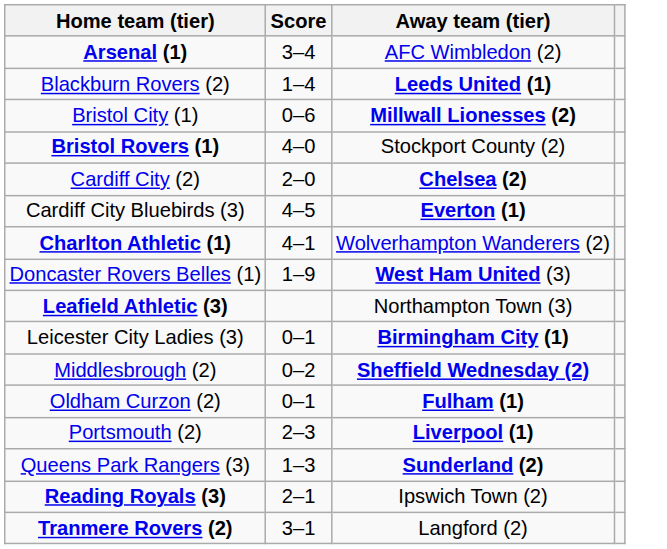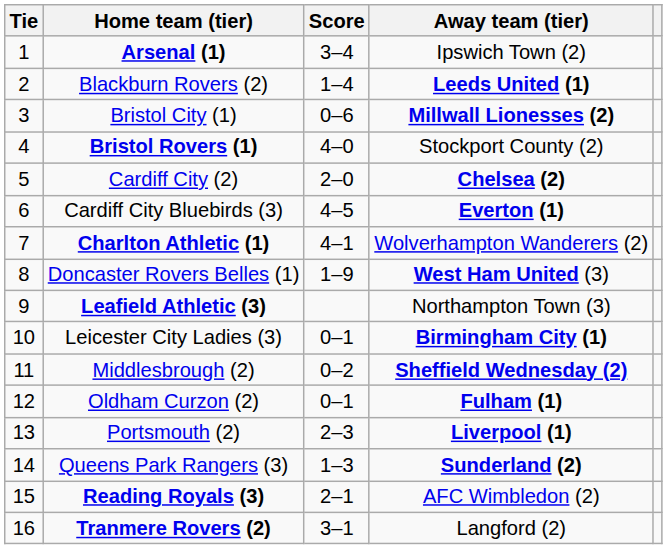+ column: (24, 20)
(473, 52) AFC Wimbledon (2) -> (511, 52) Ipswich Town (2)
(473, 496) Ipswich Town (2) -> (511, 496) AFC Wimbledon (2)
